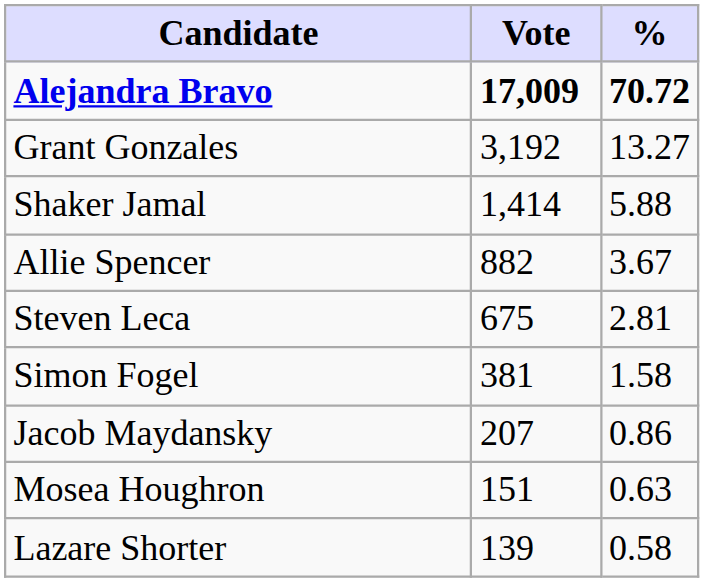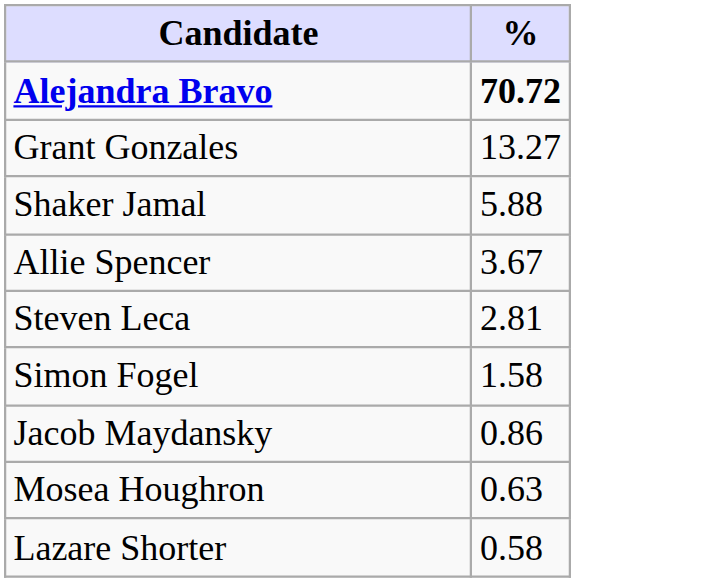- column: (536, 33)
